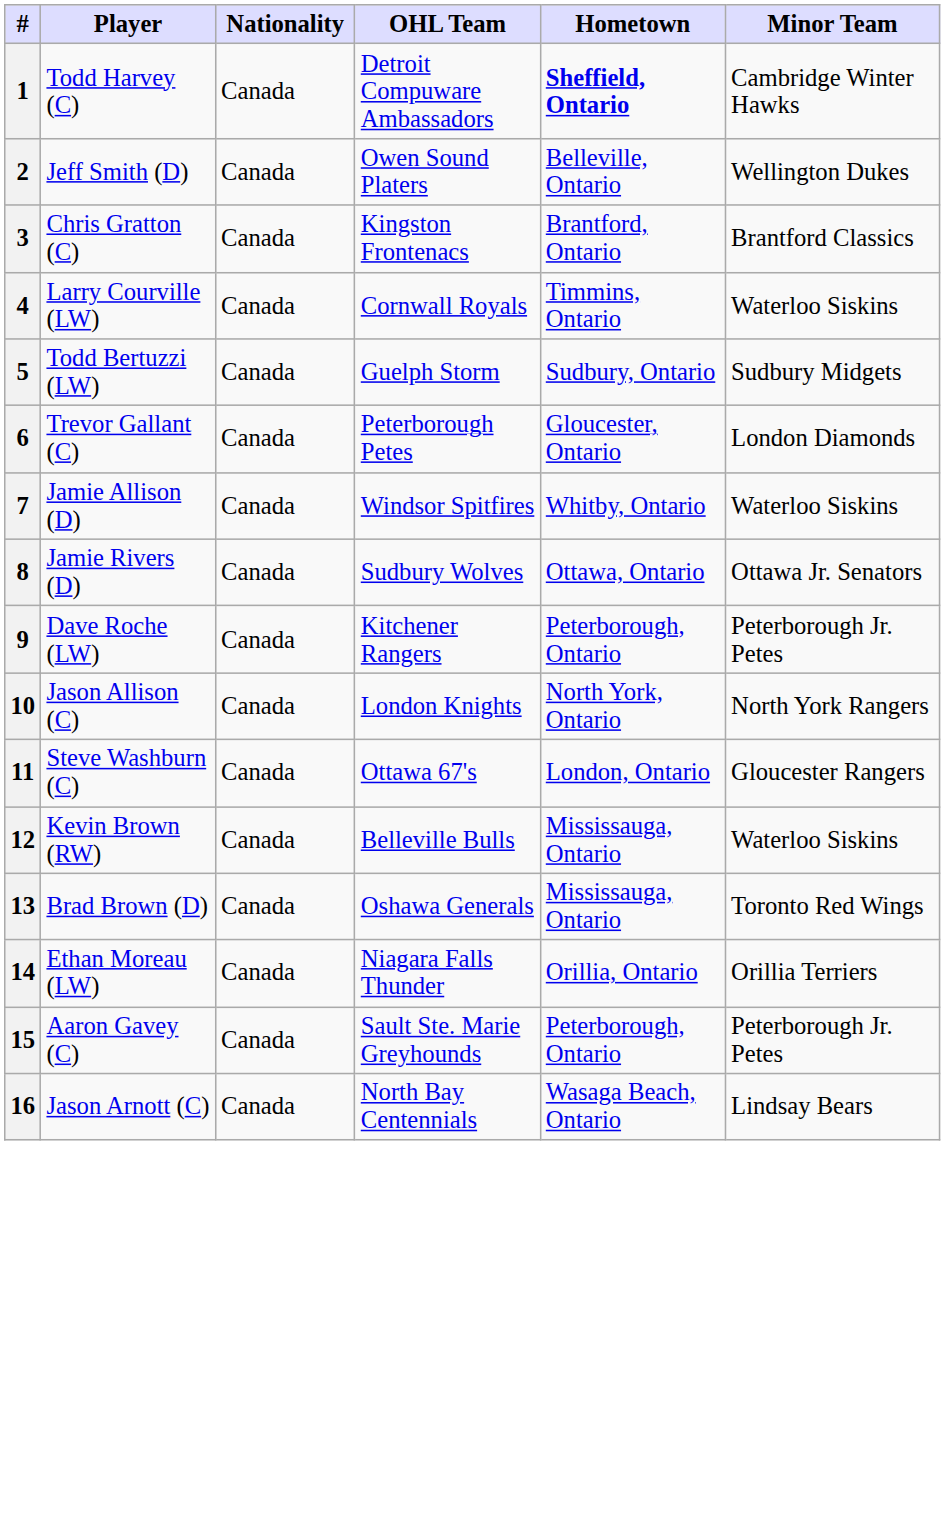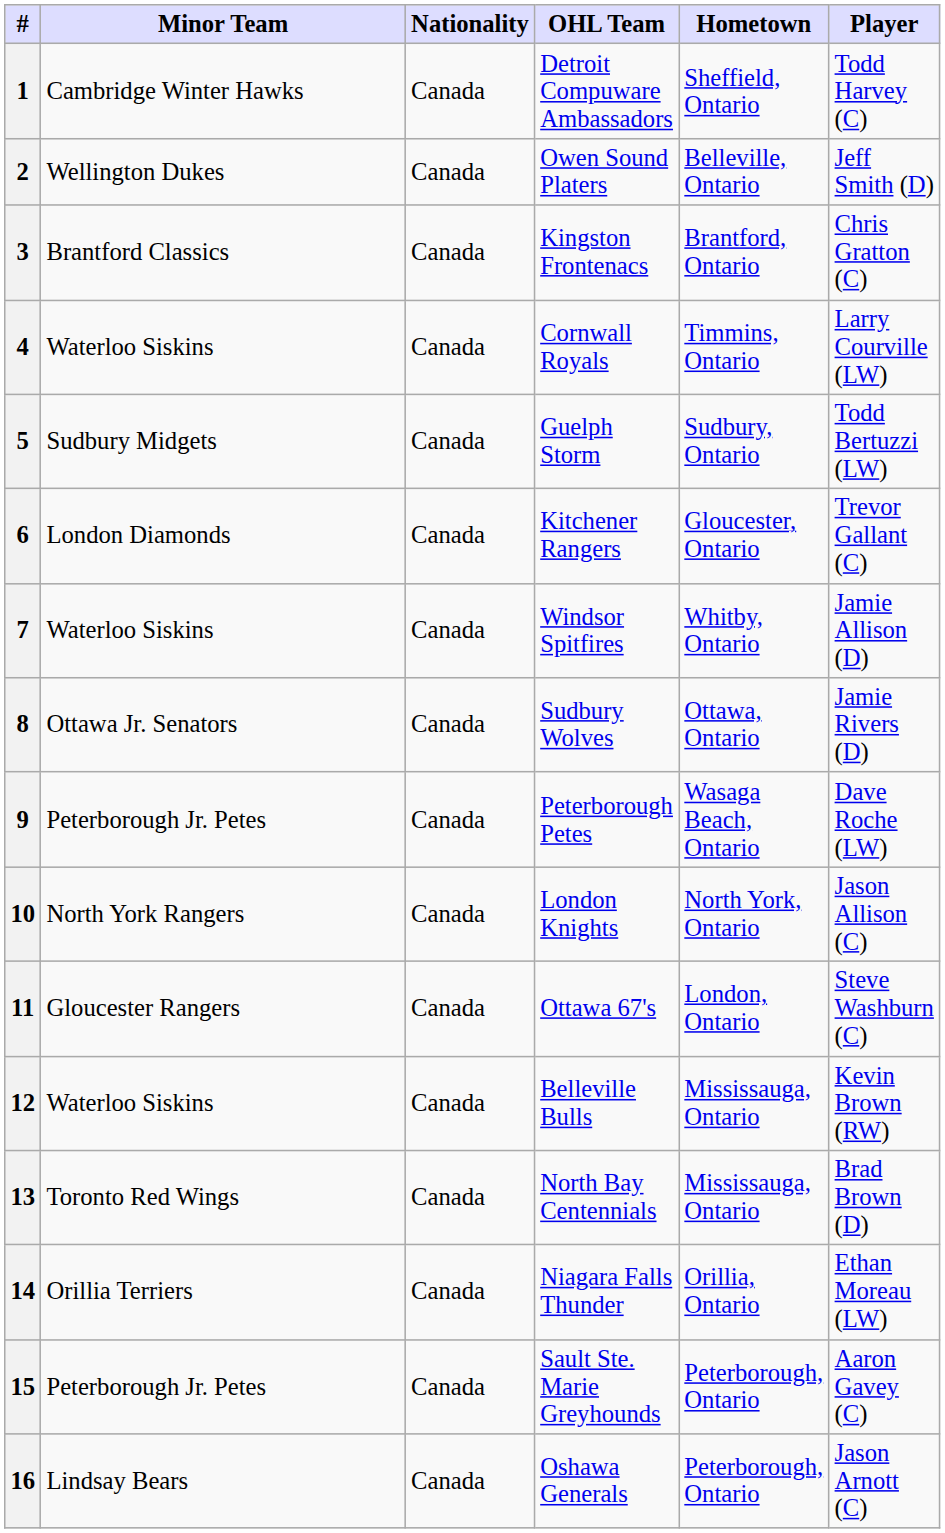columns swapped: (128, 24) <-> (832, 24)
(595, 90) bold -> (732, 90) normal
(427, 438) Peterborough Petes -> (589, 535) Kitchener Rangers
(409, 639) Kitchener Rangers -> (607, 819) Peterborough Petes
(615, 639) Peterborough, Ontario -> (722, 819) Wasaga Beach, Ontario
(447, 906) Oshawa Generals -> (598, 1197) North Bay Centennials
(419, 1106) North Bay Centennials -> (584, 1480) Oshawa Generals
(621, 1106) Wasaga Beach, Ontario -> (754, 1480) Peterborough, Ontario
